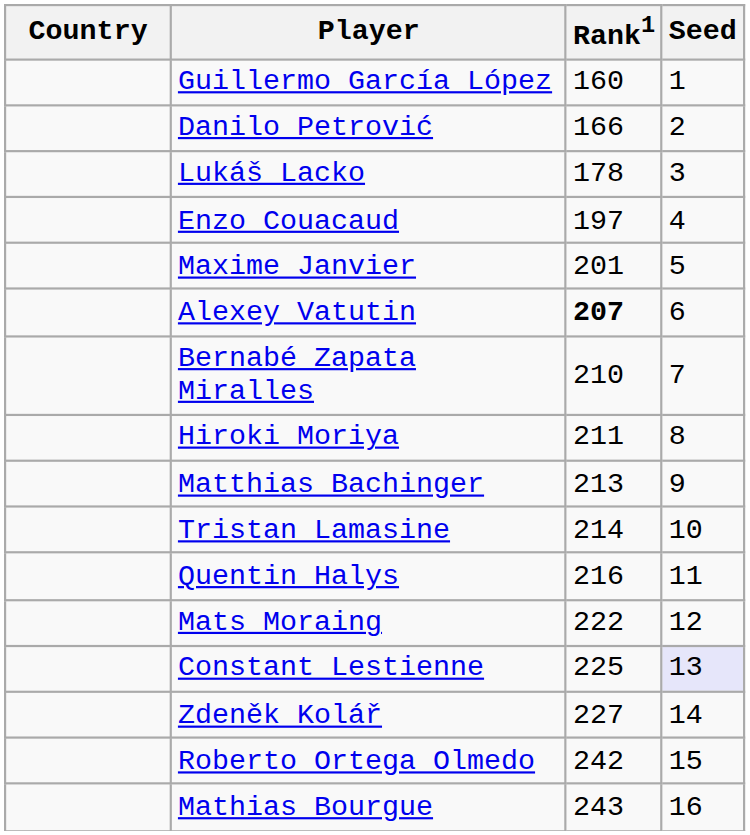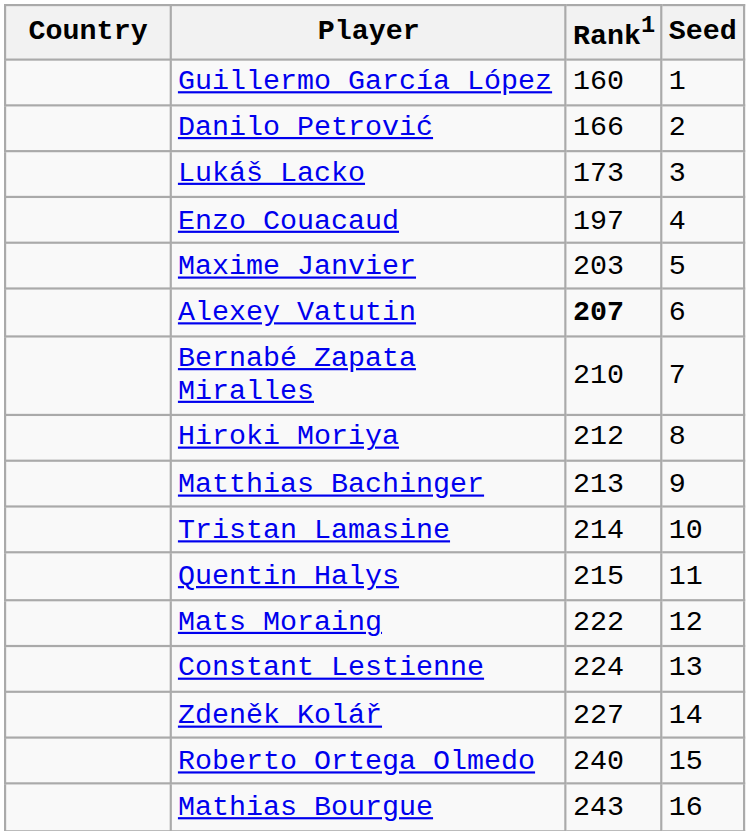(598, 174) 178 -> (598, 174) 173
(598, 266) 201 -> (598, 266) 203
(598, 438) 211 -> (598, 438) 212
(598, 576) 216 -> (598, 576) 215
(598, 669) 225 -> (598, 669) 224
(686, 669) lavender background -> (686, 669) no background
(598, 761) 242 -> (598, 761) 240
